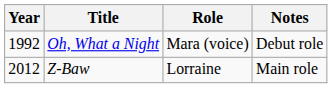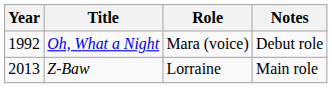(24, 70) 2012 -> (24, 70) 2013
